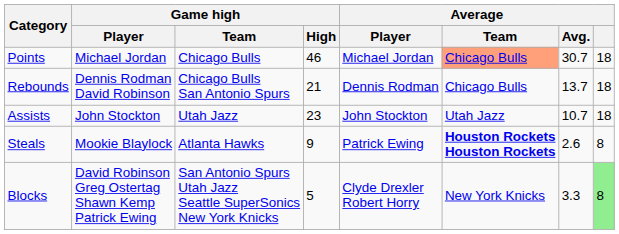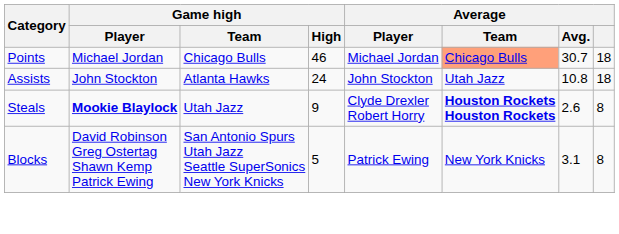- row: (38, 86)
(208, 115) Utah Jazz -> (226, 79) Atlanta Hawks
(314, 115) 23 -> (319, 79) 24
(575, 115) 10.7 -> (575, 79) 10.8
(124, 144) normal -> (125, 107) bold
(221, 144) Atlanta Hawks -> (213, 107) Utah Jazz
(383, 144) Patrick Ewing -> (388, 107) Clyde Drexler Robert Horry
(383, 195) Clyde Drexler Robert Horry -> (388, 159) Patrick Ewing
(571, 195) 3.3 -> (571, 159) 3.1
(600, 195) lightgreen background -> (600, 159) no background
